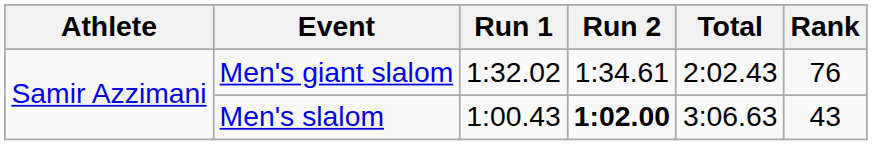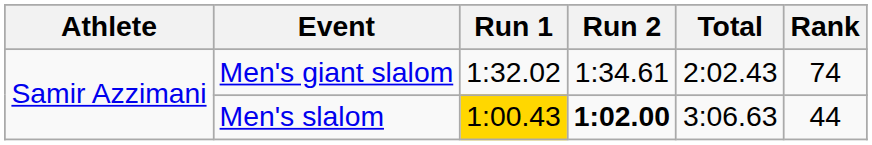(825, 71) 76 -> (825, 71) 74
(514, 116) no background -> (514, 116) gold background
(825, 116) 43 -> (825, 116) 44
